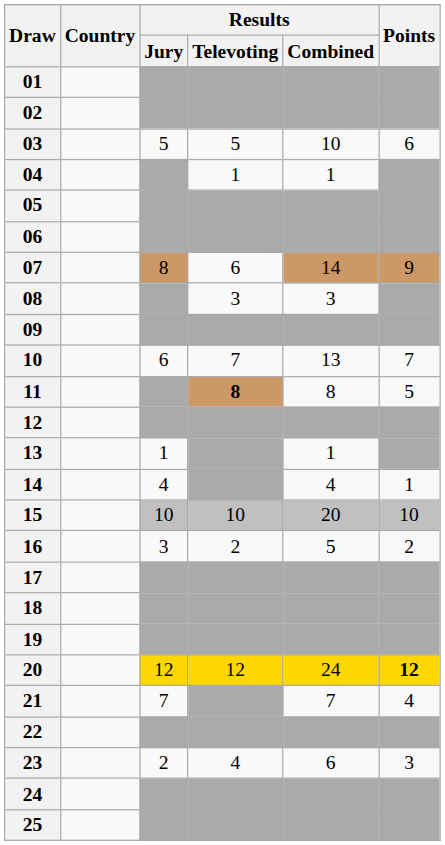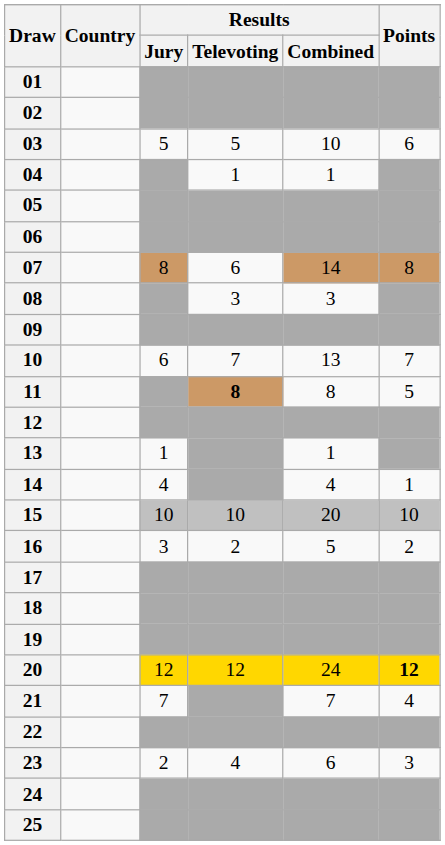(409, 267) 9 -> (409, 267) 8
